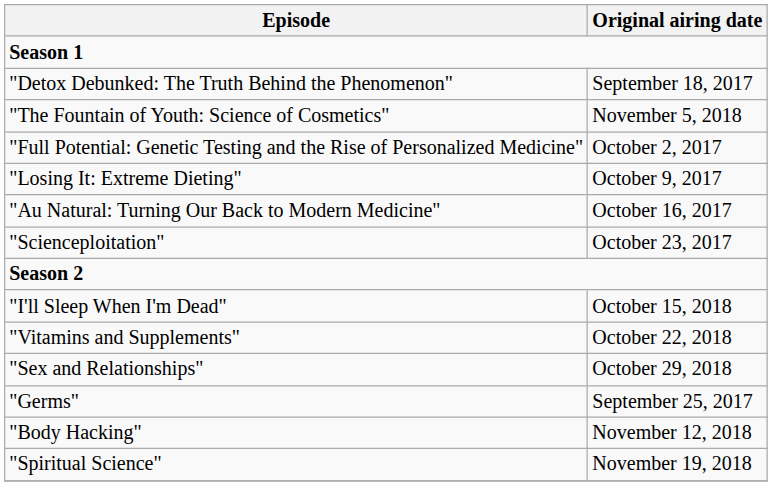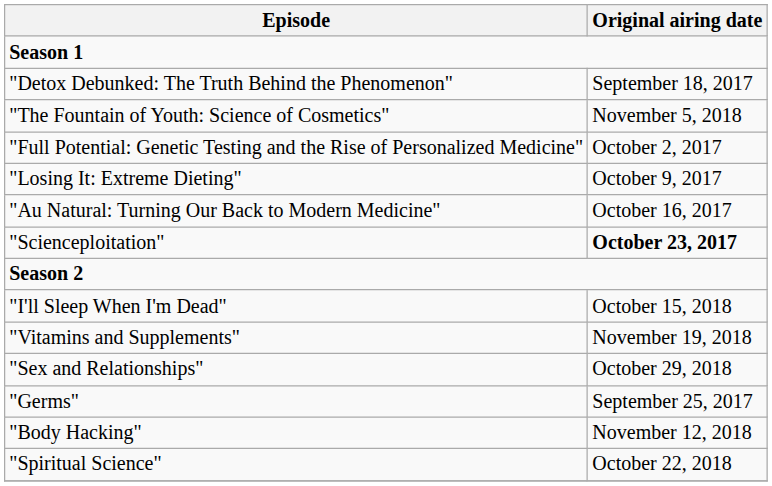(662, 242) normal -> (665, 242) bold
(662, 337) October 22, 2018 -> (672, 337) November 19, 2018
(672, 464) November 19, 2018 -> (662, 464) October 22, 2018
